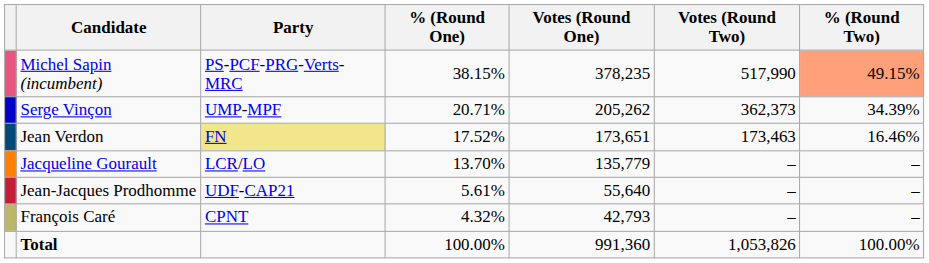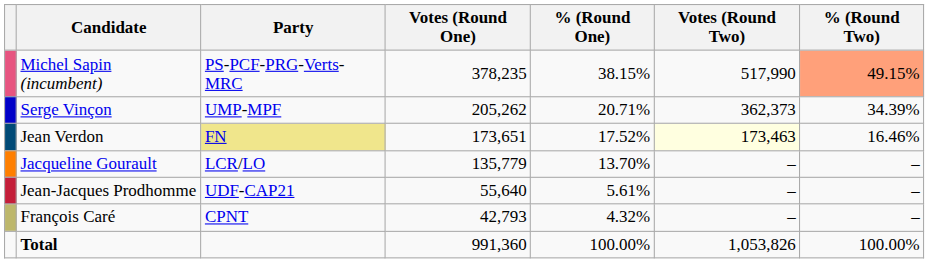columns swapped: (581, 27) <-> (447, 27)
(768, 136) no background -> (768, 136) lightyellow background
